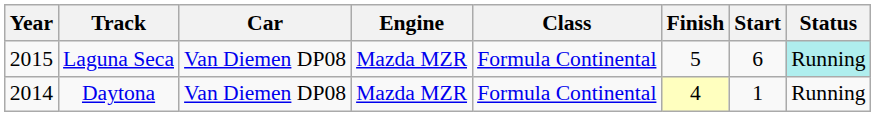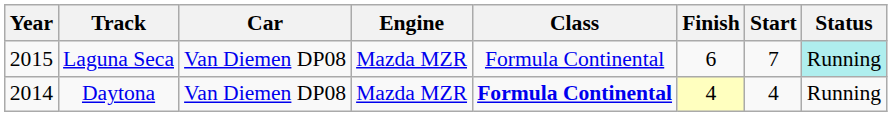(695, 58) 5 -> (711, 58) 6
(758, 58) 6 -> (773, 58) 7
(567, 93) normal -> (575, 93) bold
(758, 93) 1 -> (773, 93) 4
